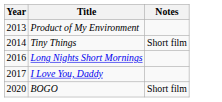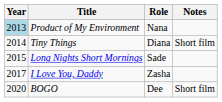+ column: (159, 12)
(16, 27) no background -> (16, 27) lightblue background
(16, 58) 2016 -> (16, 58) 2015
